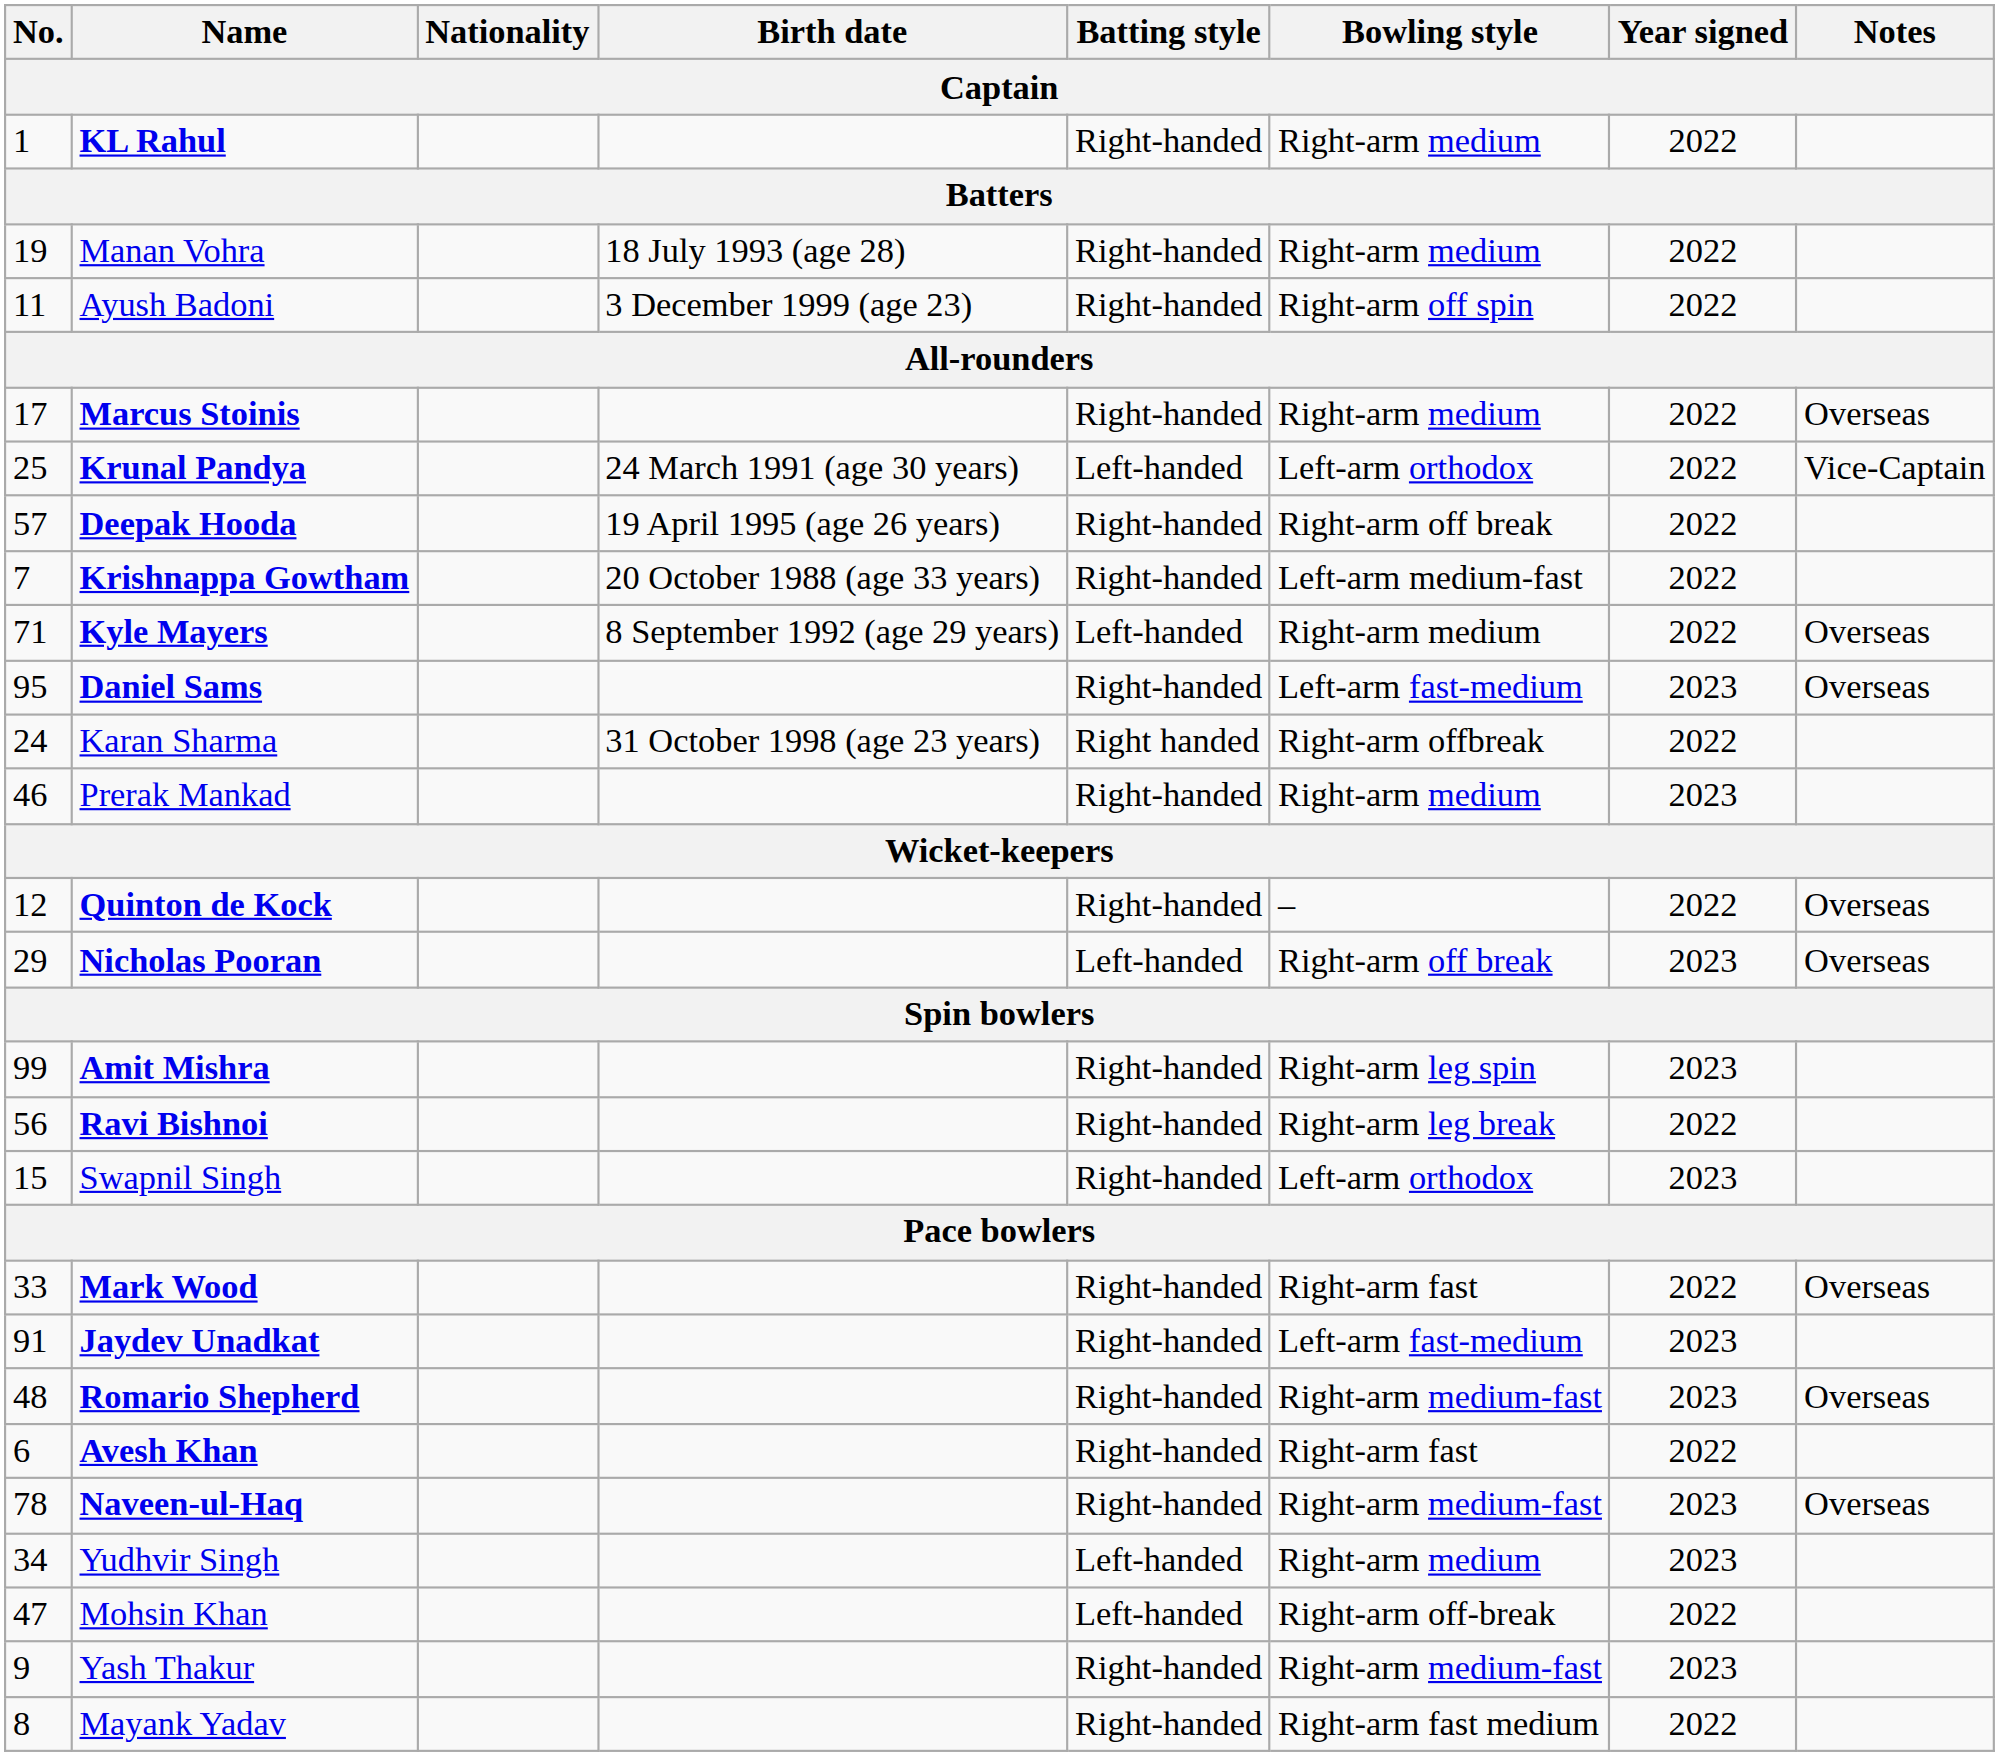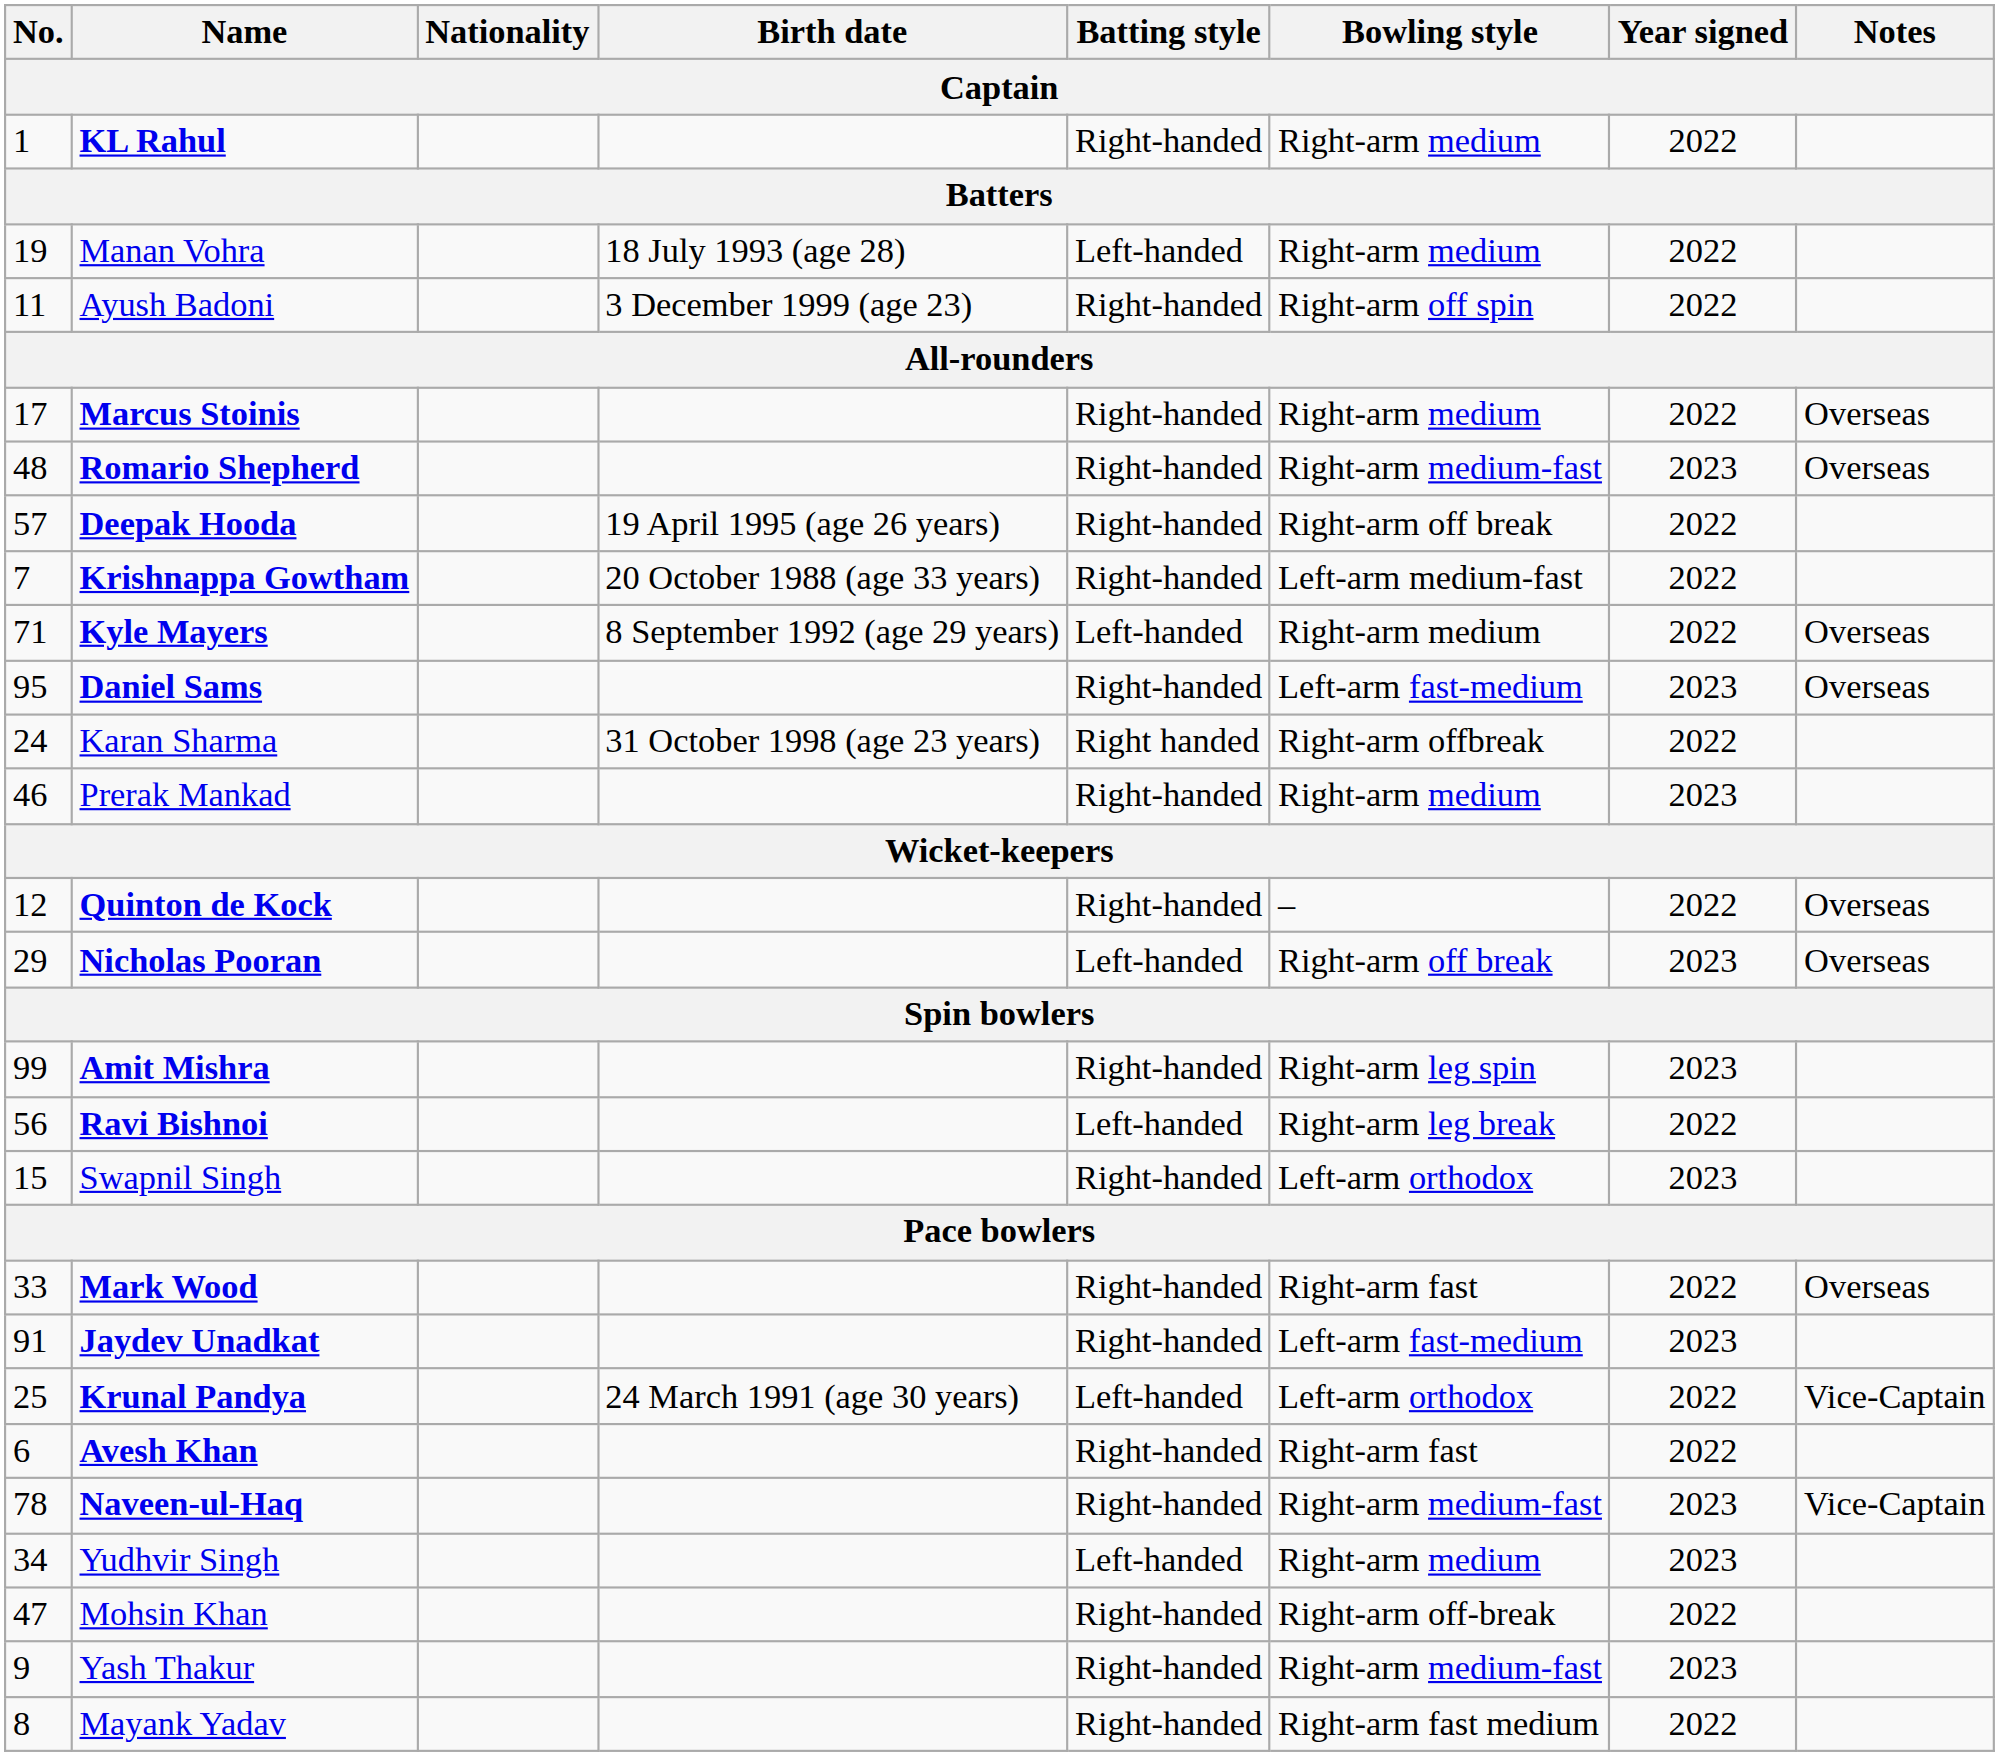(1169, 250) Right-handed -> (1159, 250) Left-handed
rows swapped: (193, 468) <-> (220, 1395)
(1169, 1122) Right-handed -> (1159, 1122) Left-handed
(1867, 1504) Overseas -> (1895, 1504) Vice-Captain
(1159, 1613) Left-handed -> (1169, 1613) Right-handed
